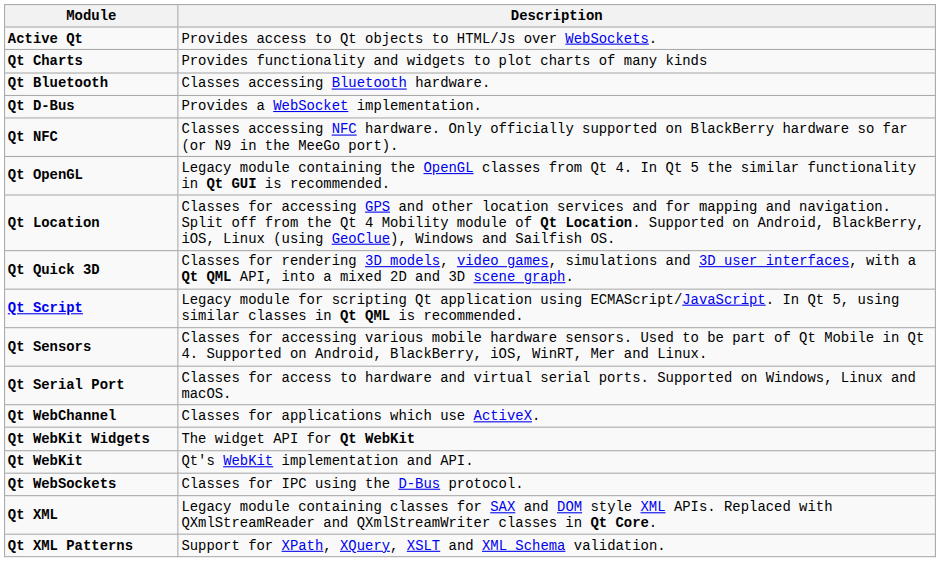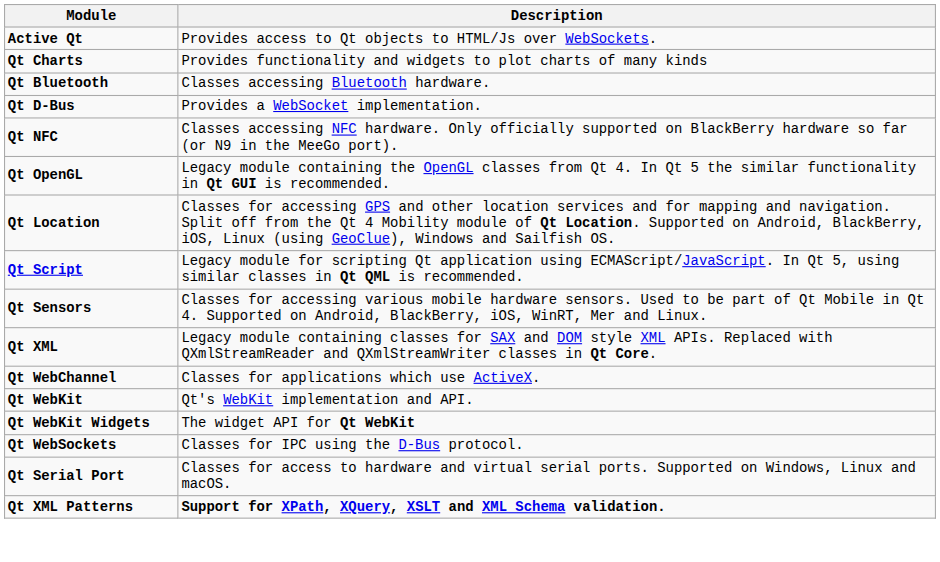- row: (54, 269)
rows swapped: (66, 386) <-> (33, 515)
rows swapped: (45, 462) <-> (79, 439)
(423, 546) normal -> (423, 507) bold
